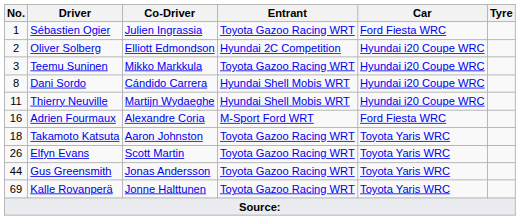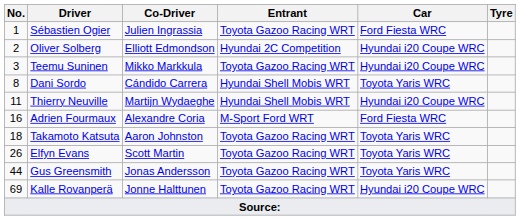(422, 83) Hyundai i20 Coupe WRC -> (405, 83) Toyota Yaris WRC
(405, 189) Toyota Yaris WRC -> (422, 189) Hyundai i20 Coupe WRC
